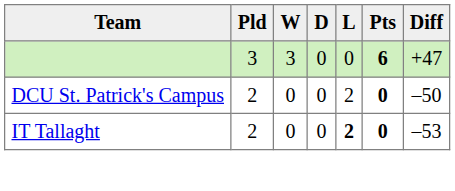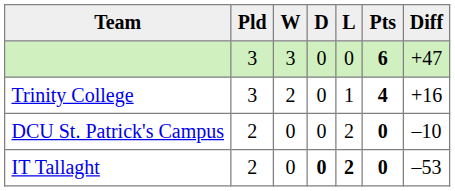+ row: (73, 95)
(427, 95) –50 -> (427, 131) –10
(321, 131) normal -> (321, 167) bold
